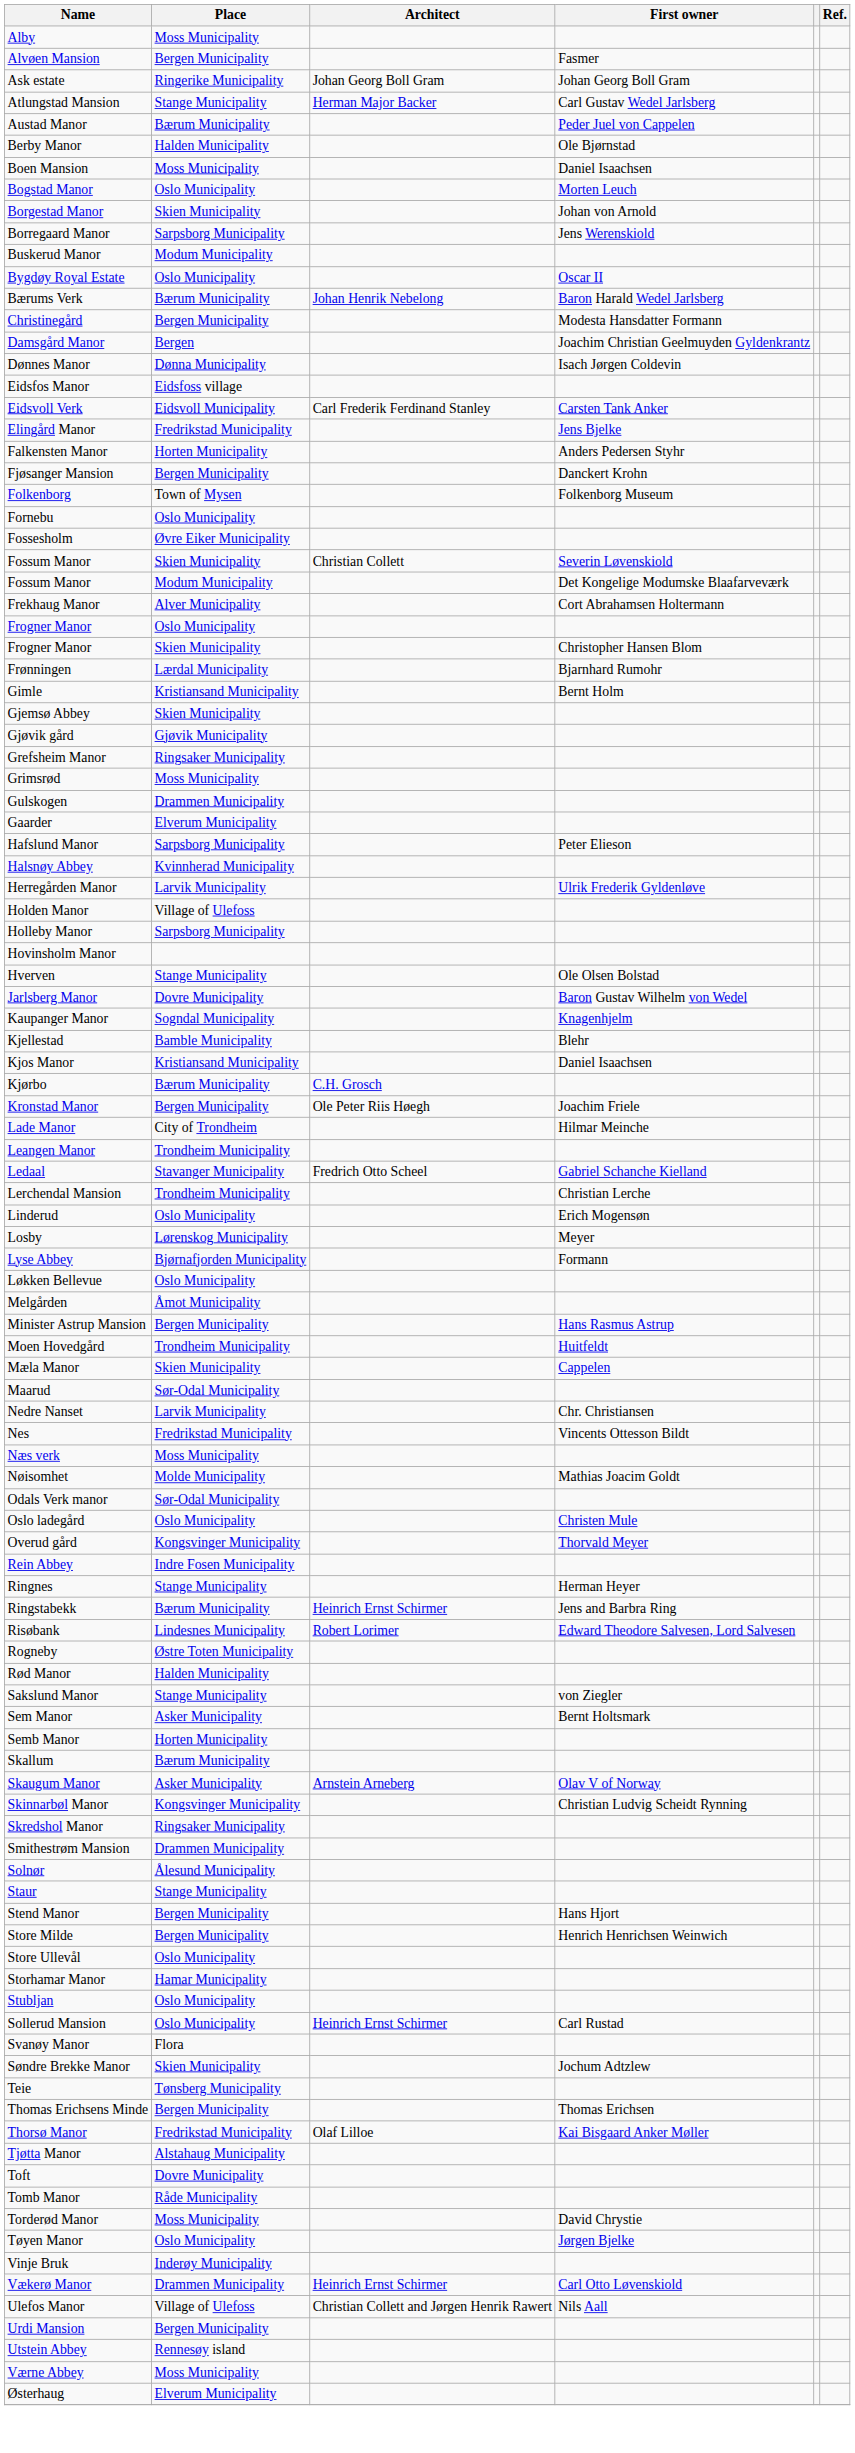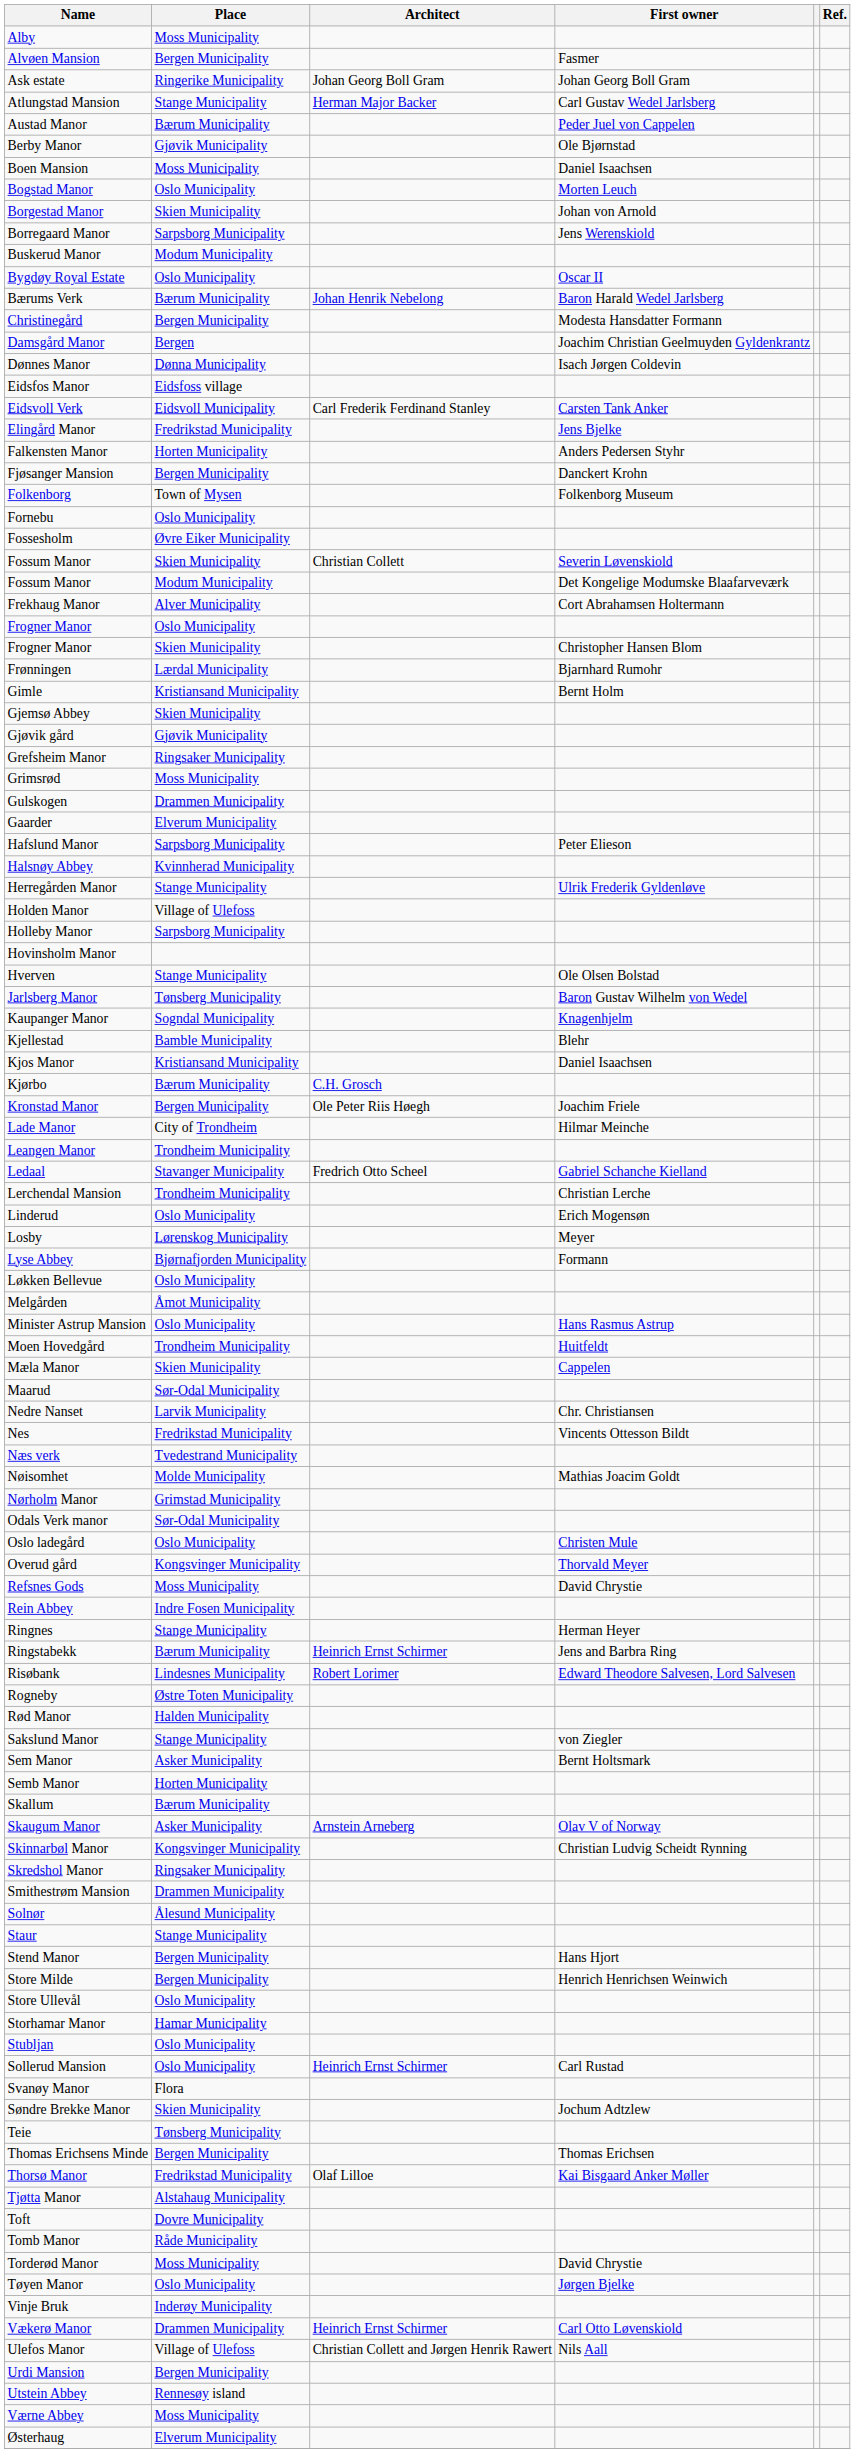(212, 146) Halden Municipality -> (211, 146) Gjøvik Municipality
(210, 888) Larvik Municipality -> (211, 888) Stange Municipality
(209, 997) Dovre Municipality -> (218, 997) Tønsberg Municipality
(212, 1324) Bergen Municipality -> (205, 1324) Oslo Municipality
(207, 1455) Moss Municipality -> (226, 1455) Tvedestrand Municipality
+ row: (53, 1499)
+ row: (46, 1586)
